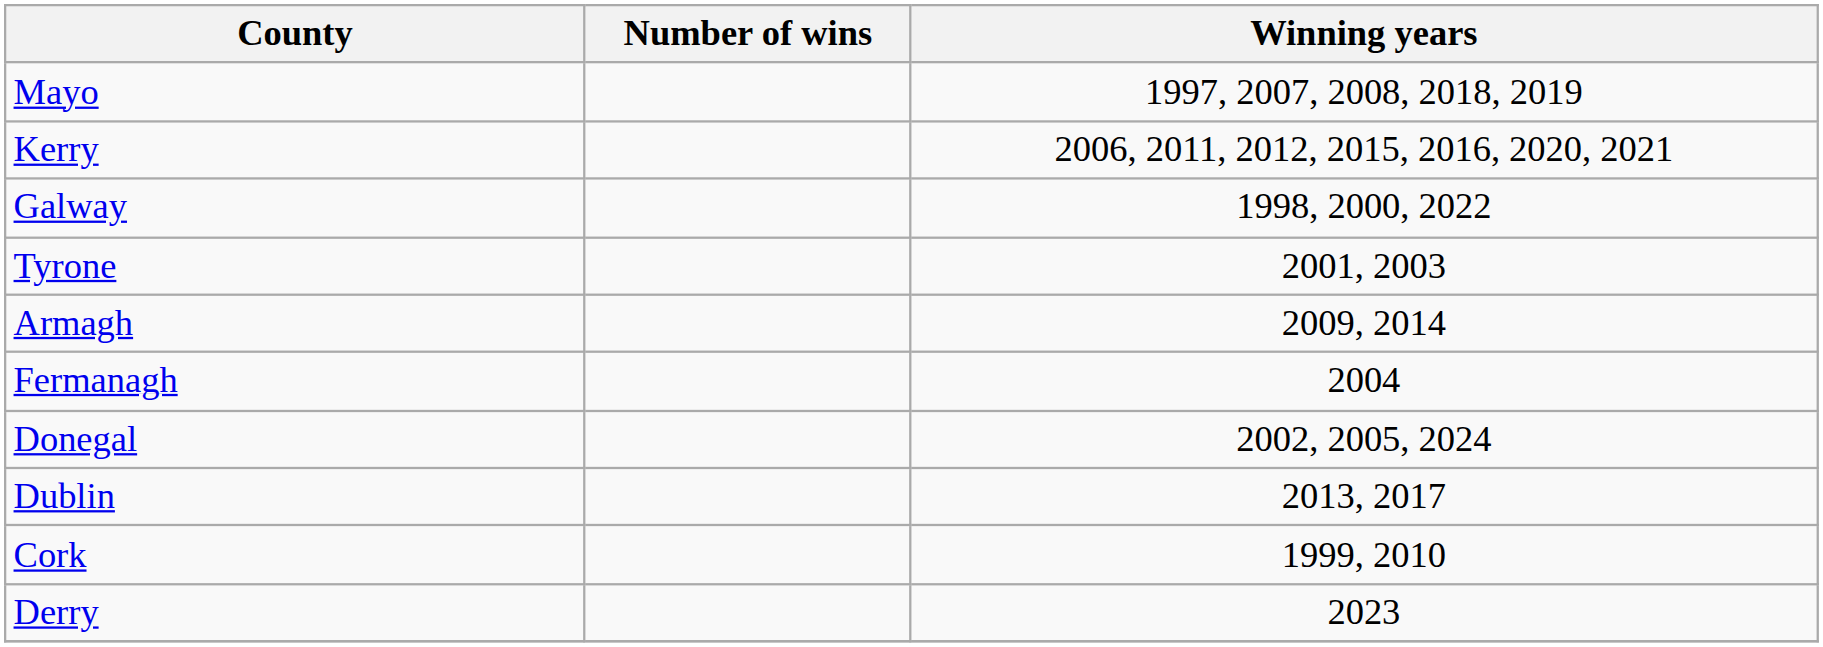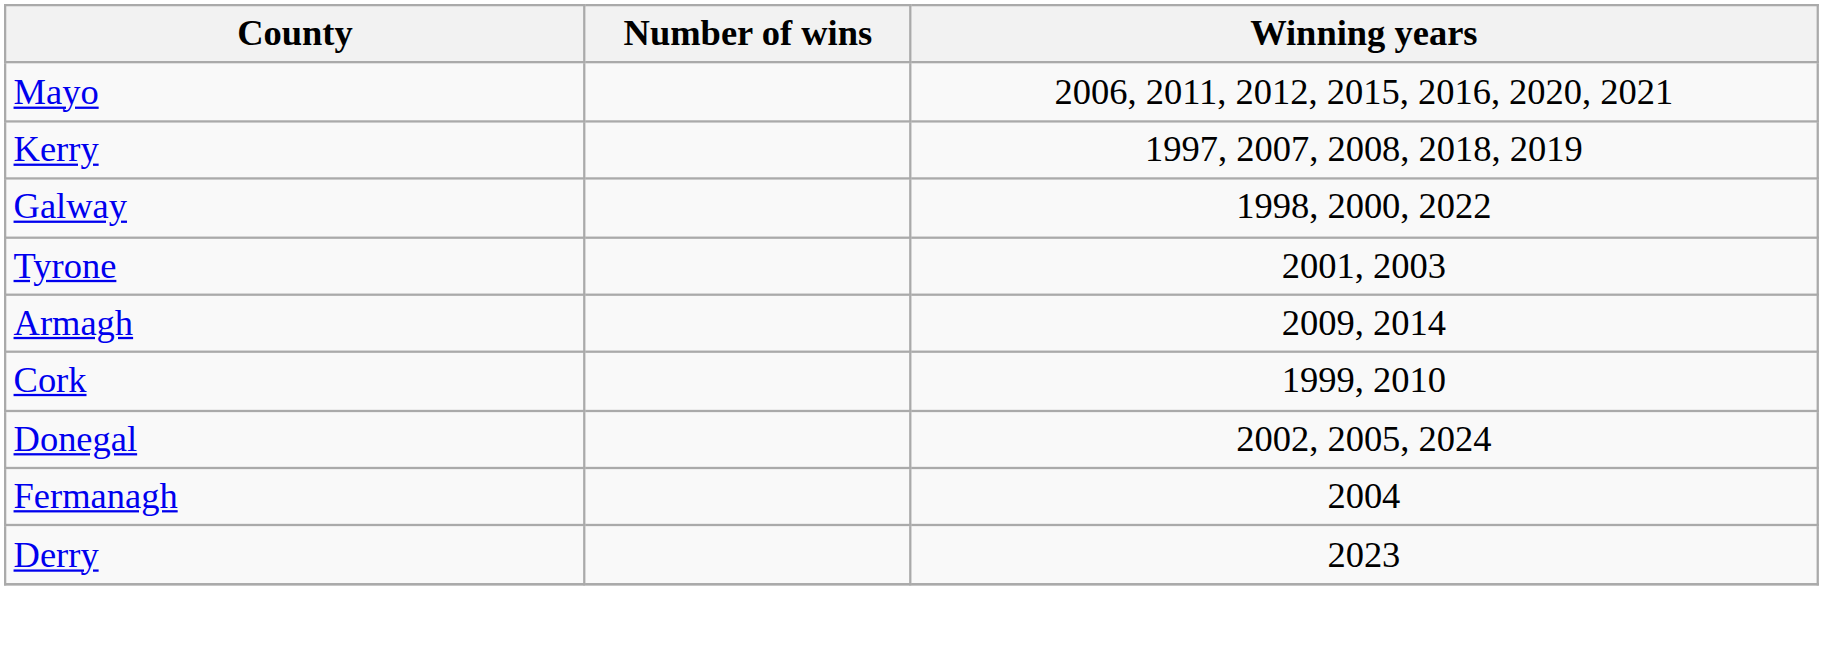(1364, 91) 1997, 2007, 2008, 2018, 2019 -> (1364, 91) 2006, 2011, 2012, 2015, 2016, 2020, 2021
(1364, 149) 2006, 2011, 2012, 2015, 2016, 2020, 2021 -> (1364, 149) 1997, 2007, 2008, 2018, 2019
rows swapped: (50, 554) <-> (96, 380)
- row: (64, 496)
